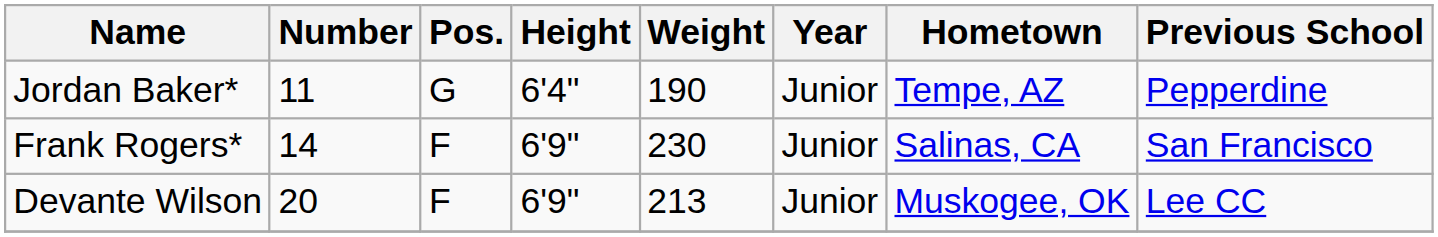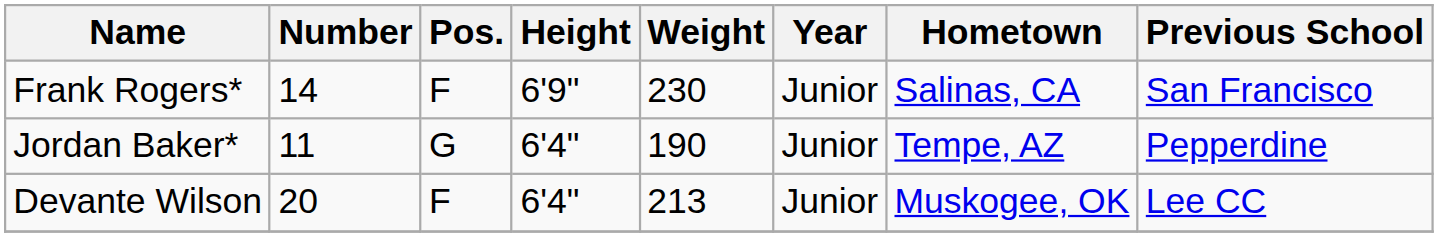rows swapped: (126, 88) <-> (128, 145)
(550, 201) 6'9" -> (550, 201) 6'4"
